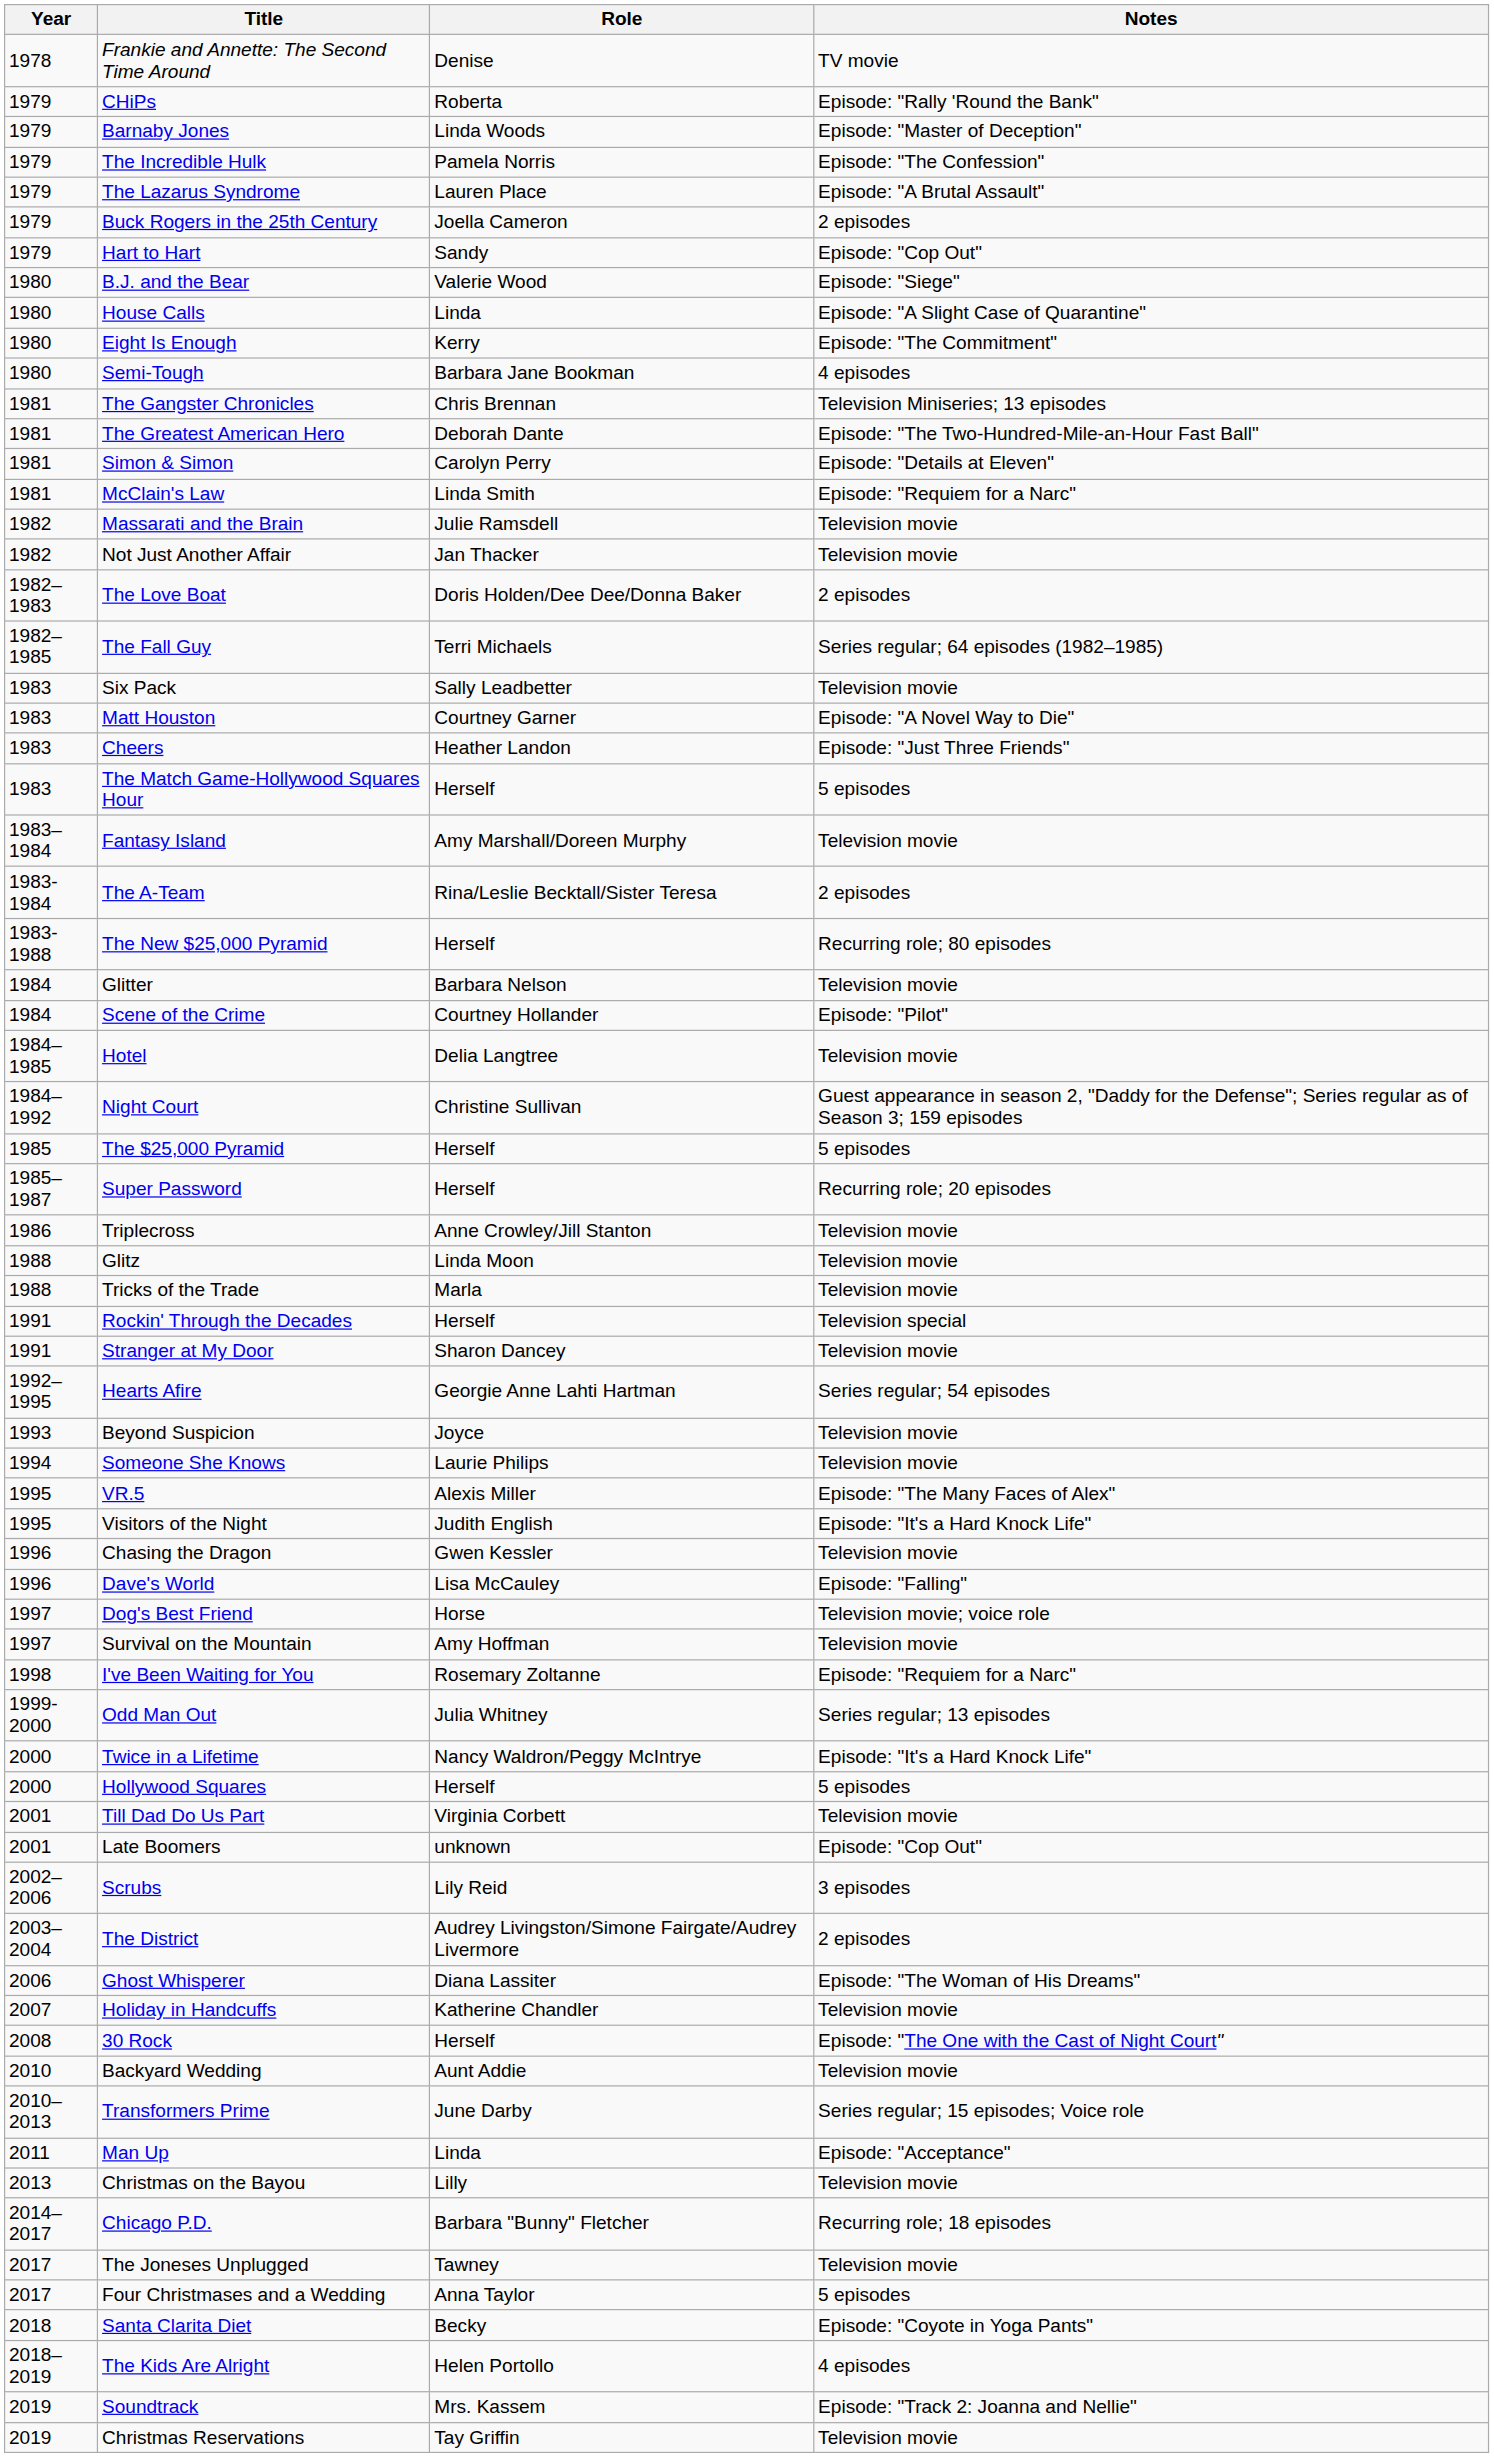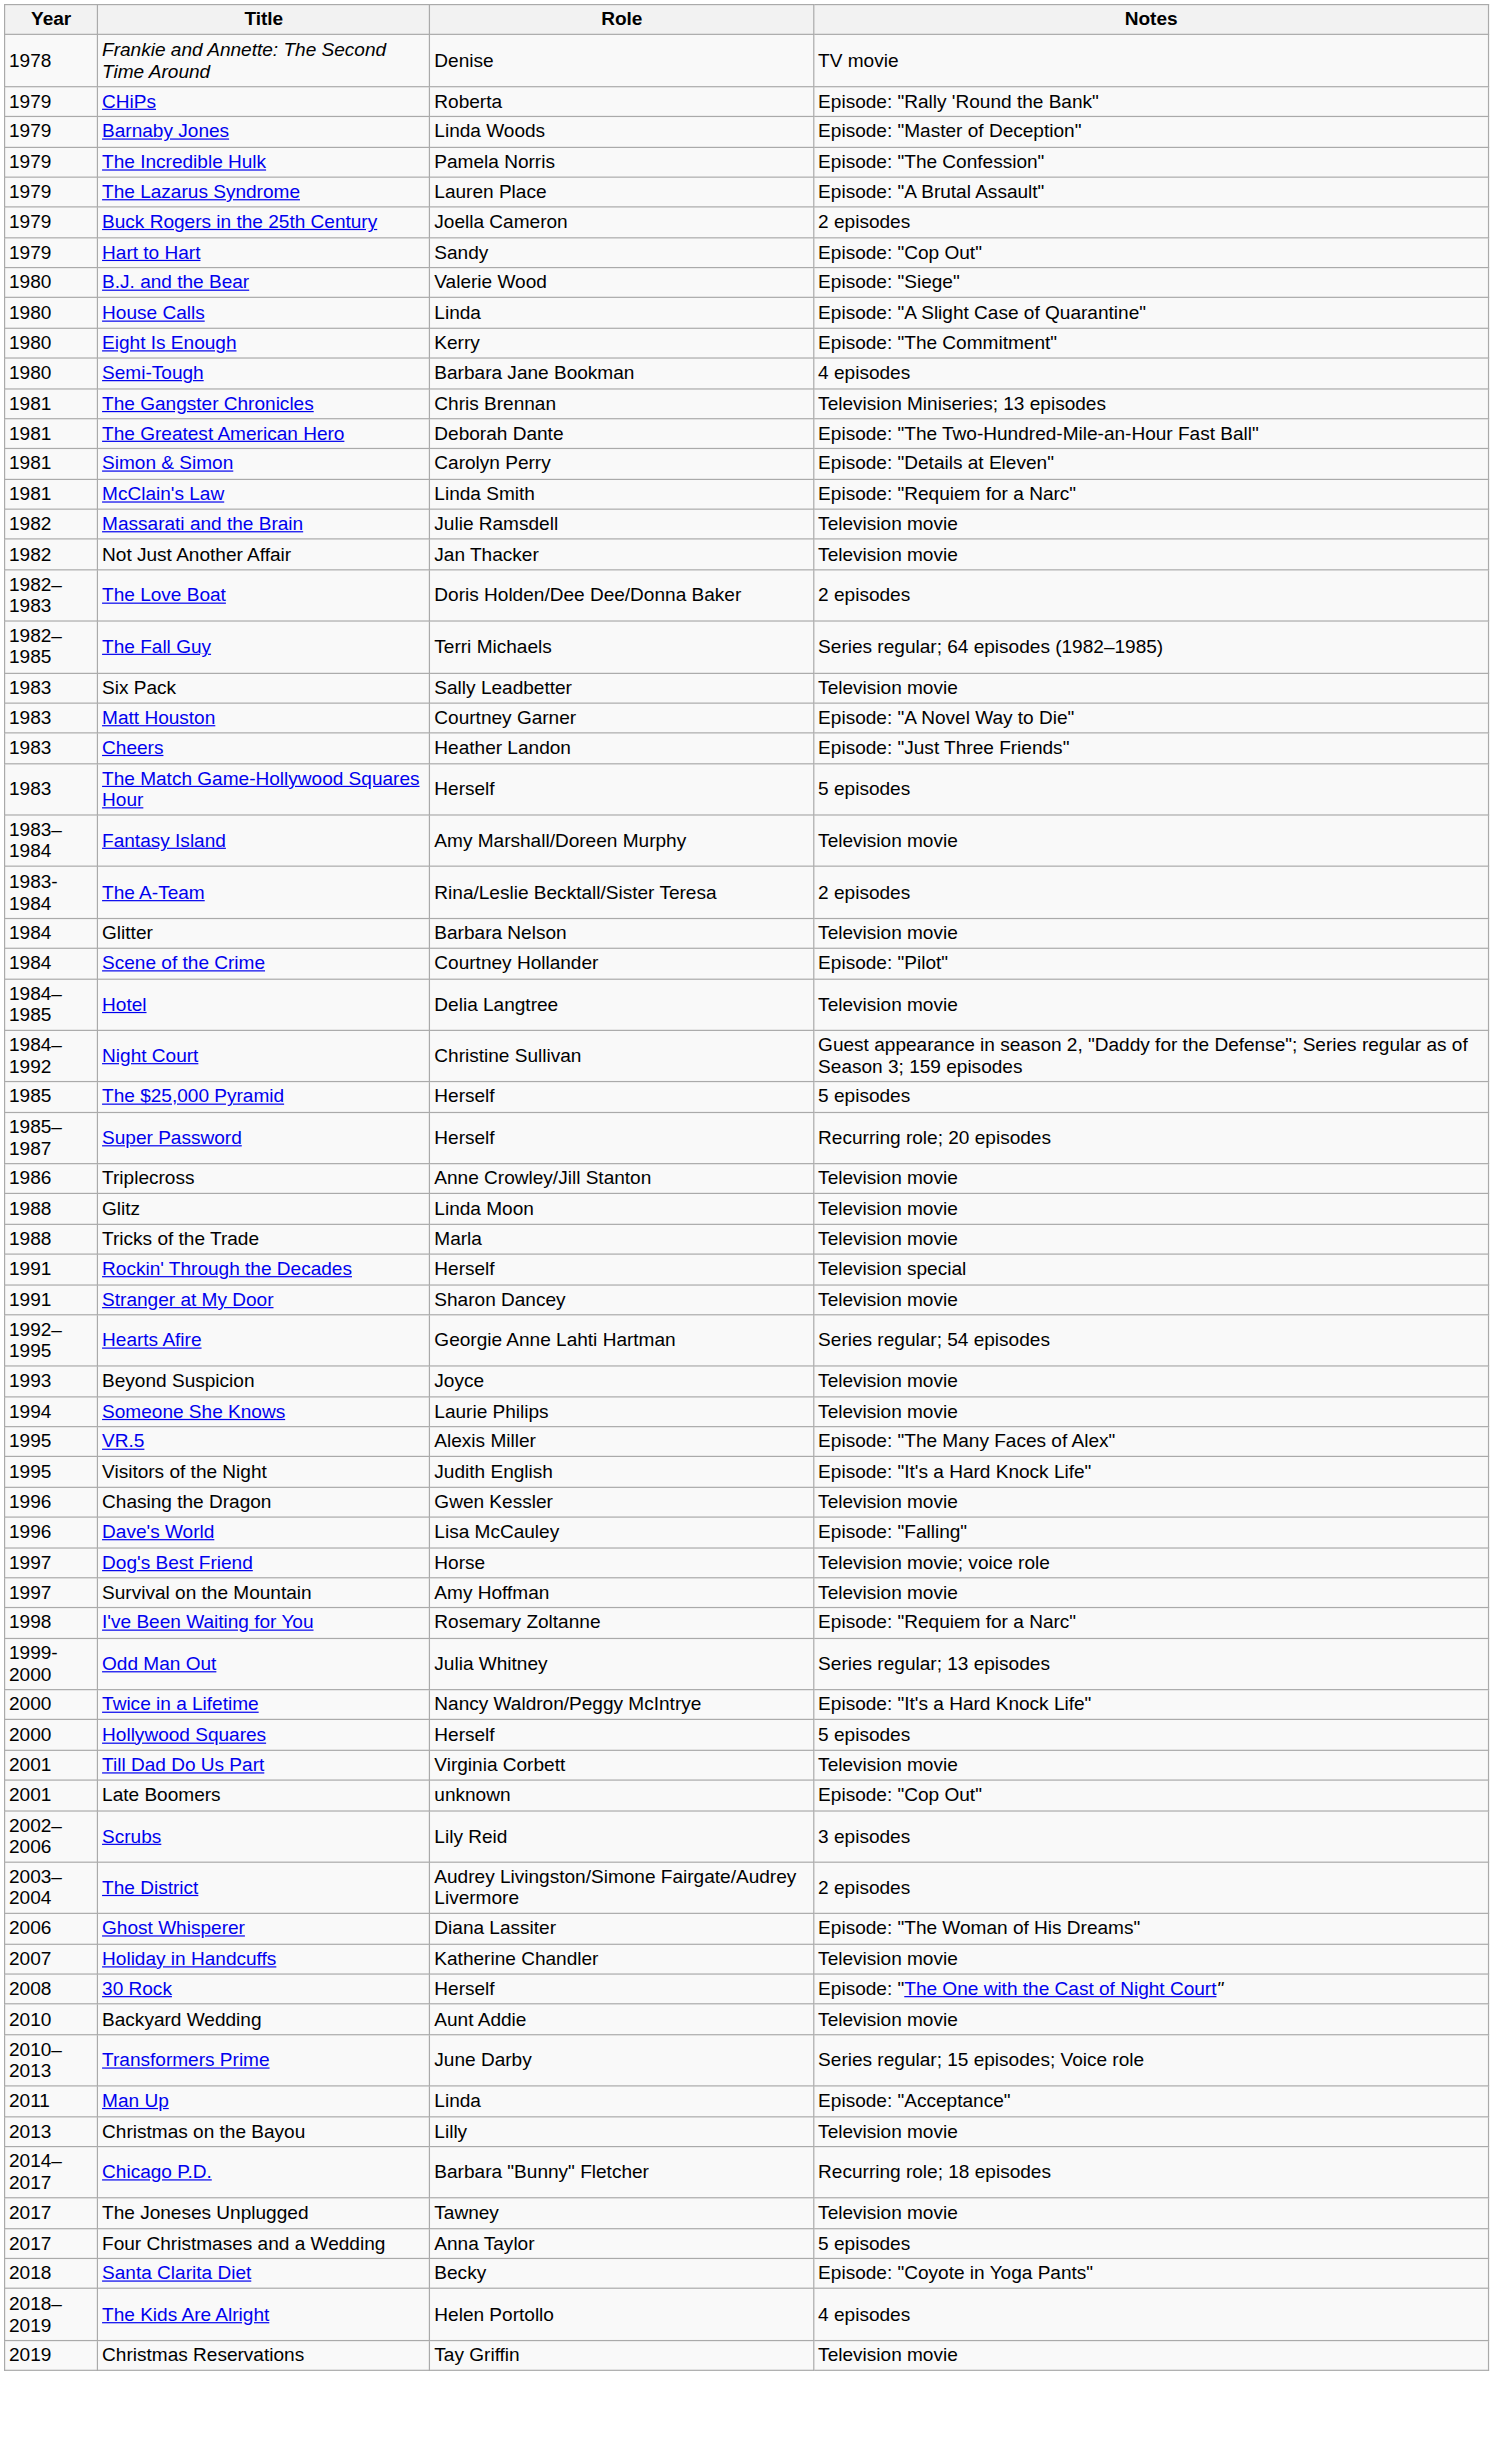- row: (215, 943)
- row: (150, 2406)
